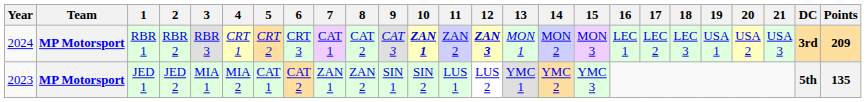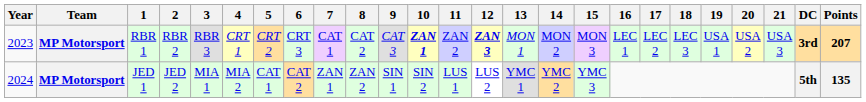(20, 43) 2024 -> (20, 43) 2023
(841, 43) 209 -> (841, 43) 207
(20, 79) 2023 -> (20, 79) 2024
